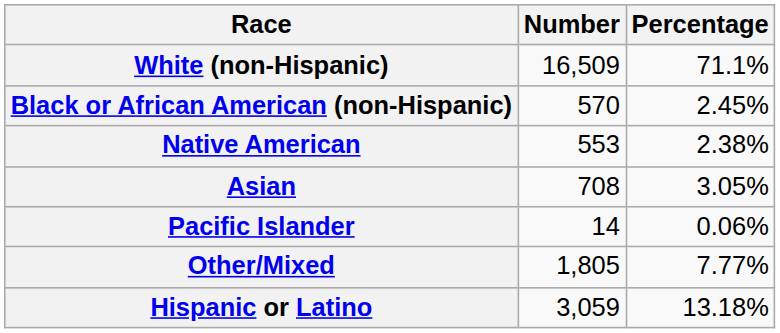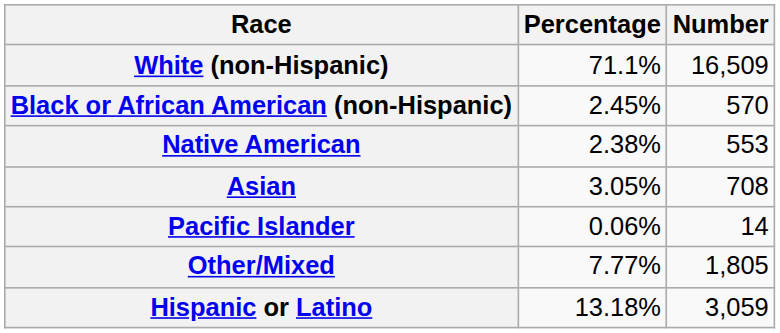columns swapped: (572, 24) <-> (700, 24)
